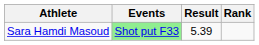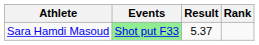(201, 31) 5.39 -> (201, 31) 5.37
